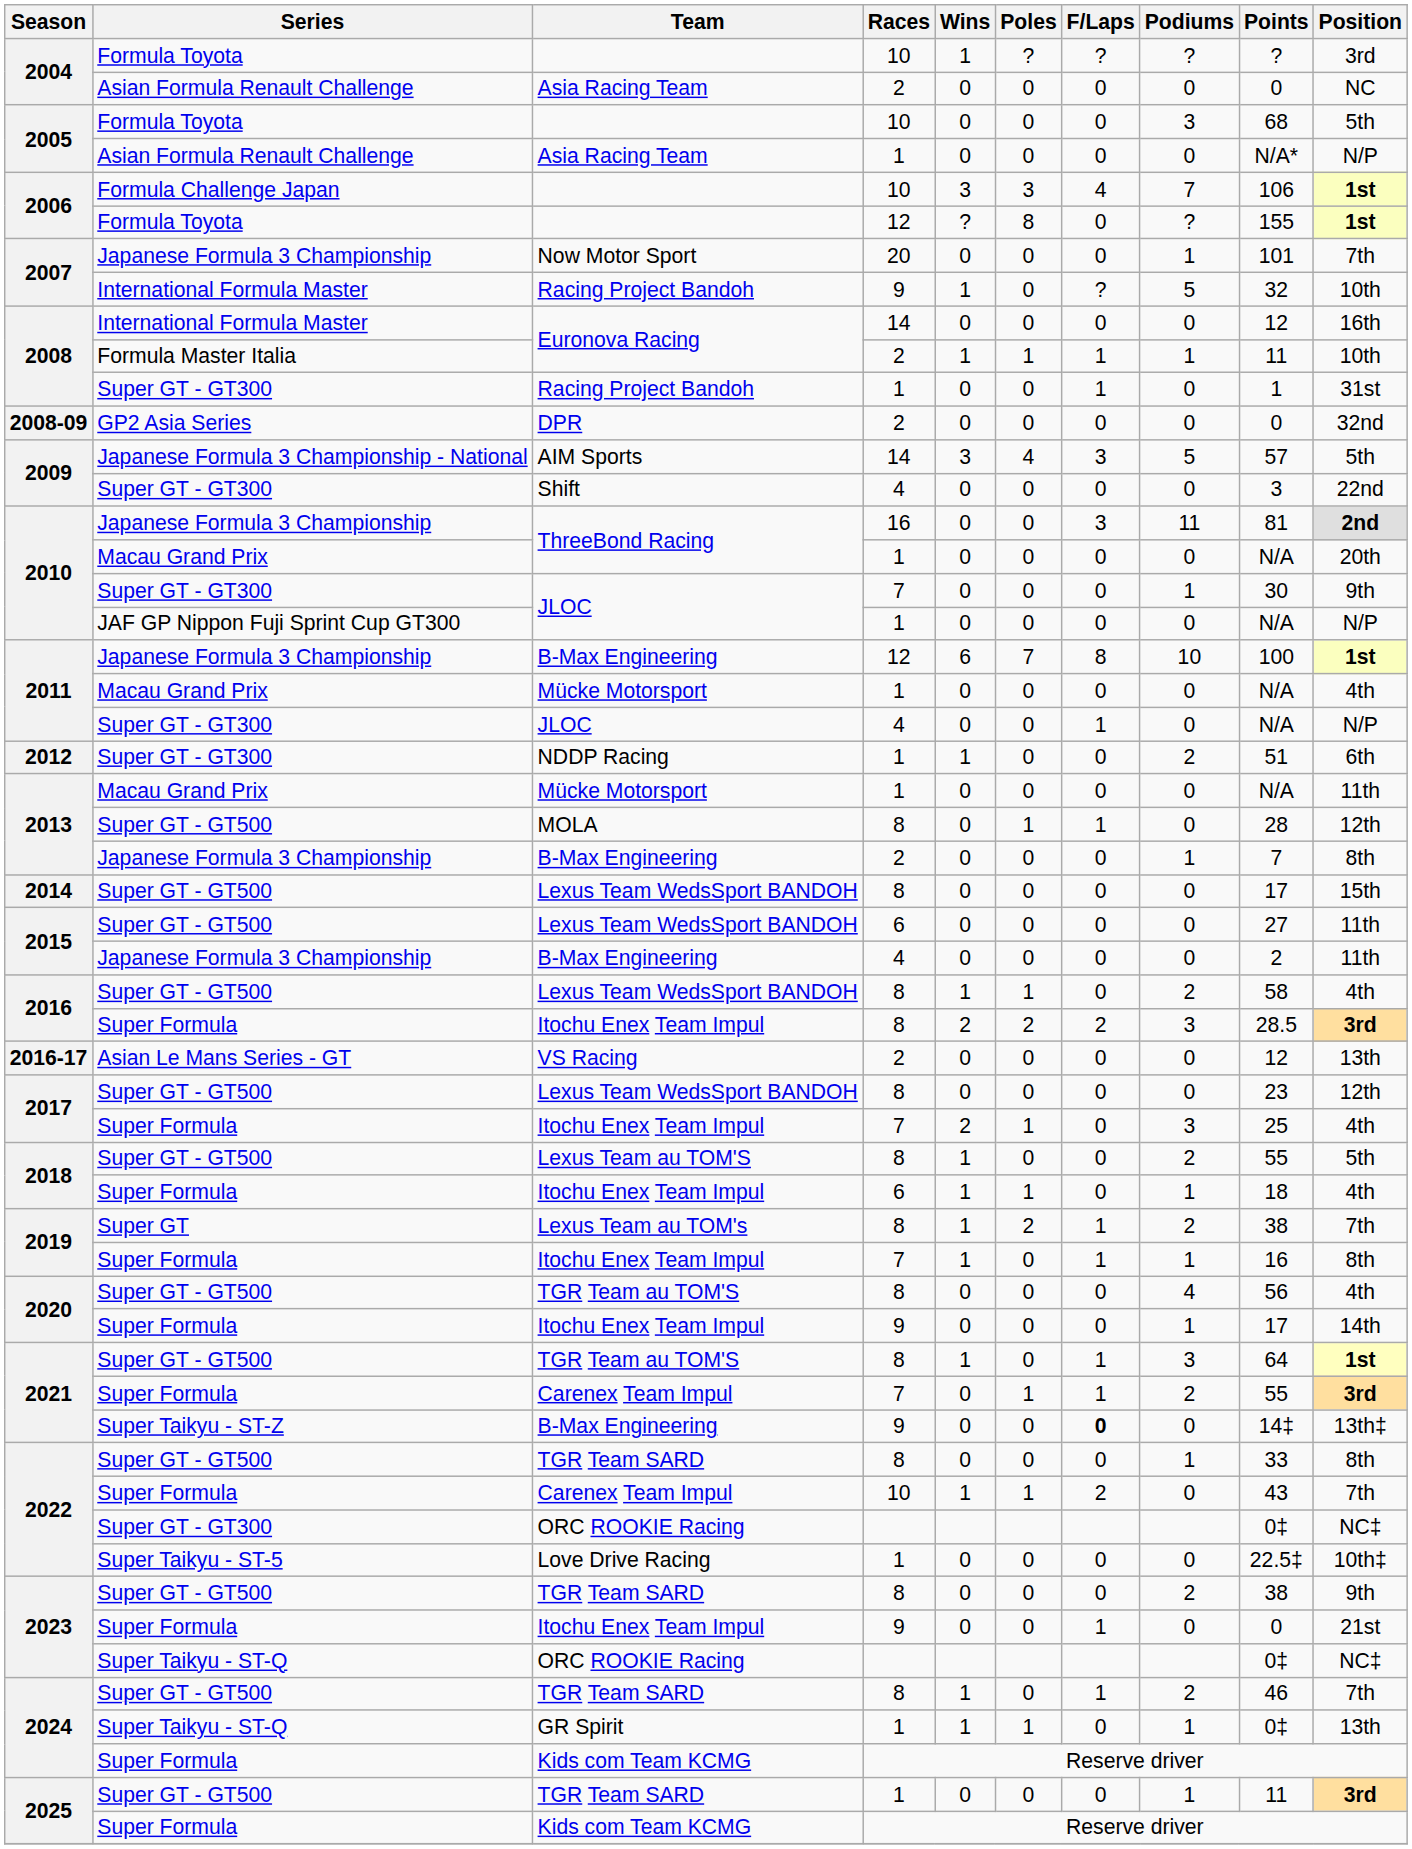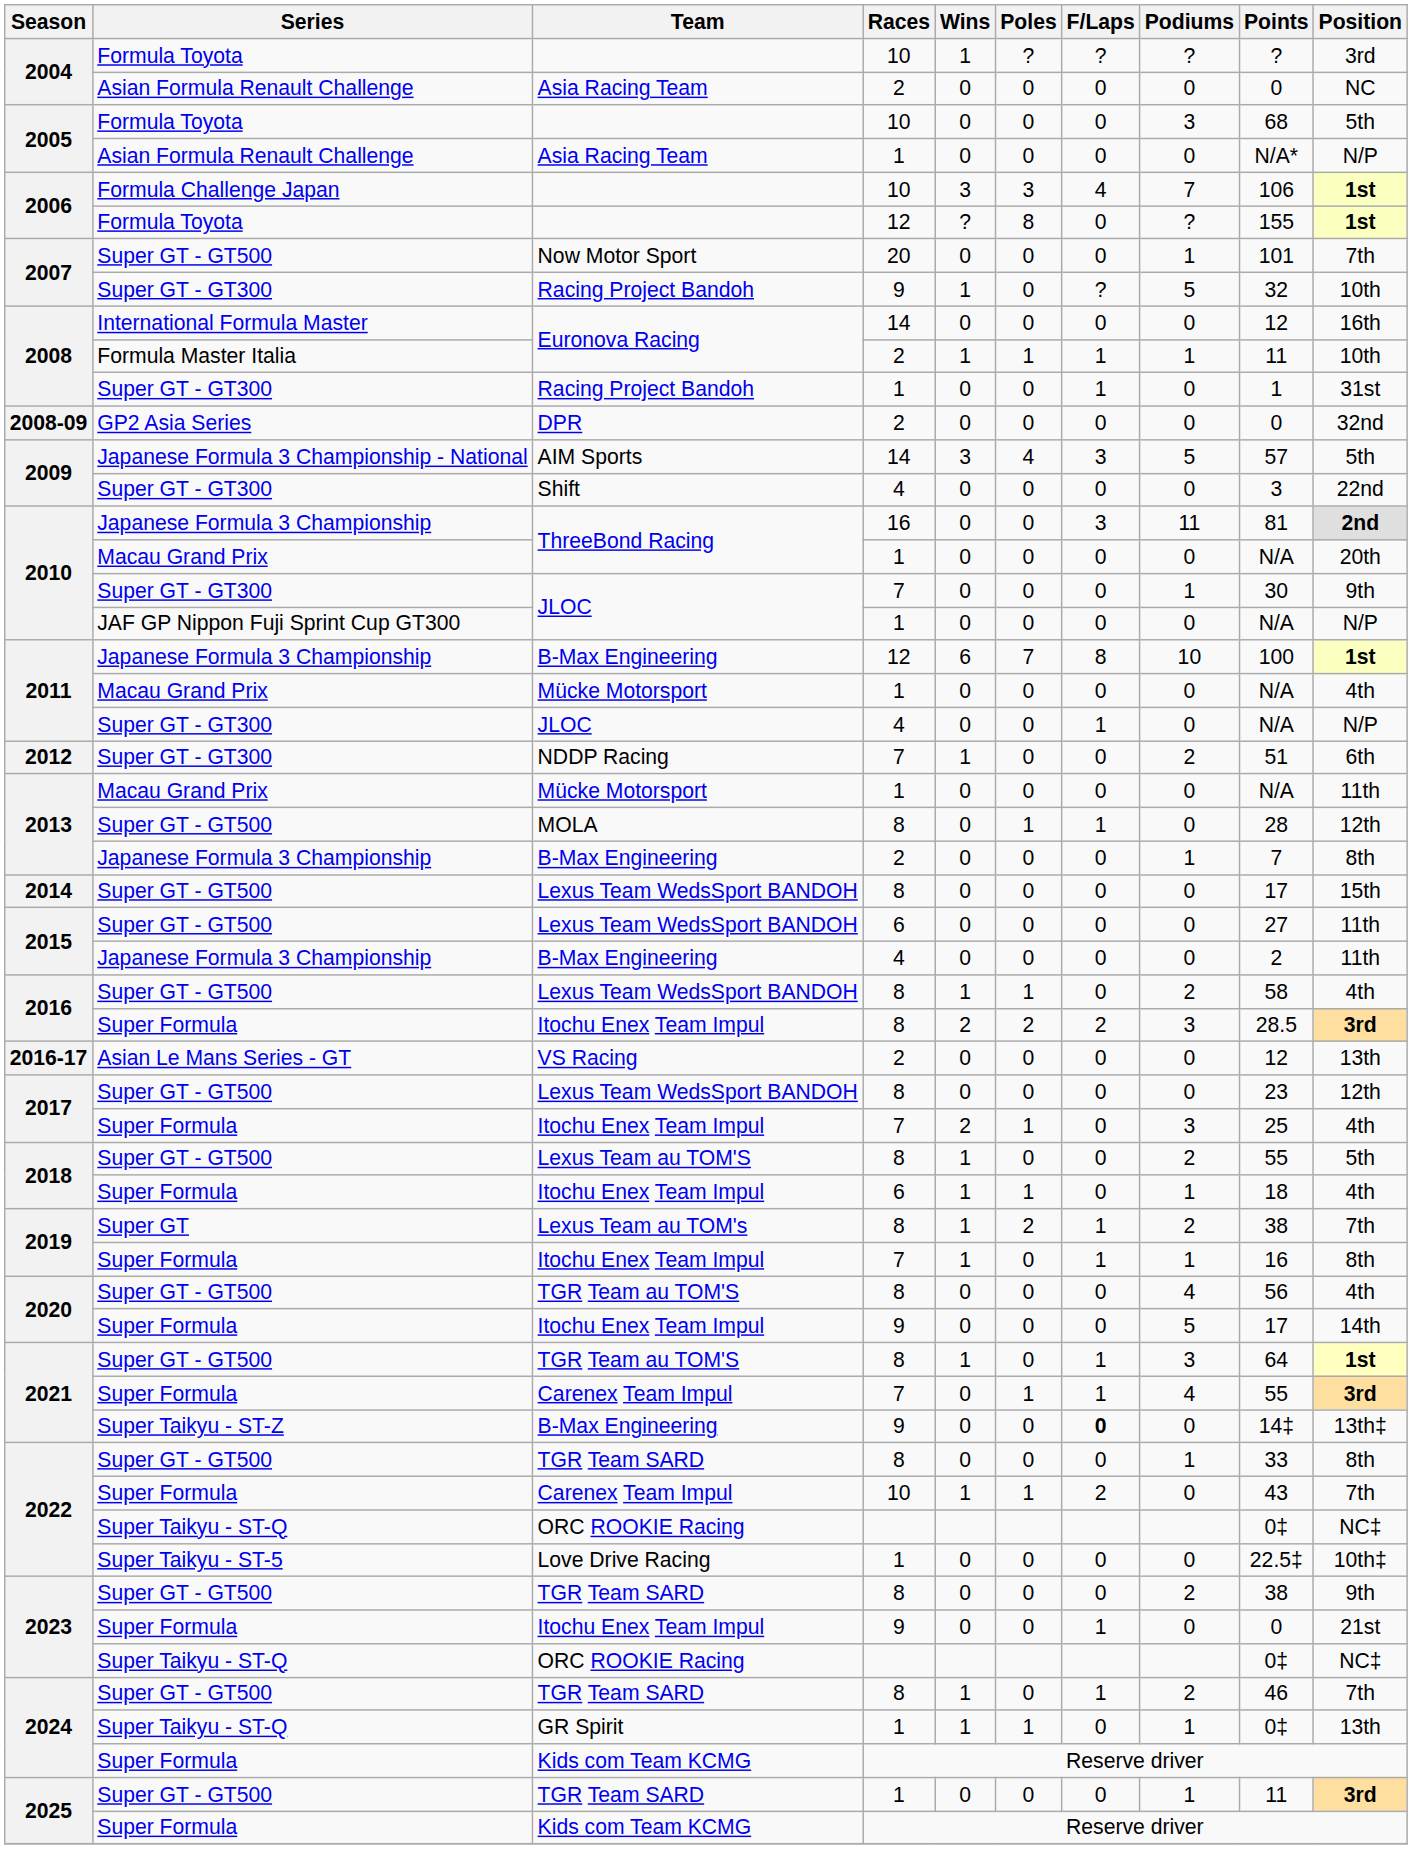(264, 256) Japanese Formula 3 Championship -> (185, 256) Super GT - GT500
(232, 289) International Formula Master -> (185, 289) Super GT - GT300
(899, 758) 1 -> (899, 758) 7
(1189, 1326) 1 -> (1189, 1326) 5
(1189, 1393) 2 -> (1189, 1393) 4
(185, 1527) Super GT - GT300 -> (192, 1527) Super Taikyu - ST-Q
